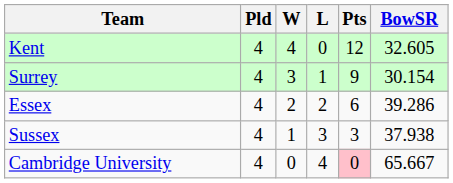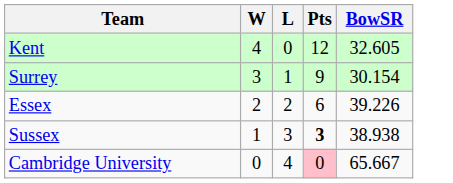- column: (258, 18)
(409, 105) 39.286 -> (375, 105) 39.226
(355, 134) normal -> (320, 134) bold
(409, 134) 37.938 -> (375, 134) 38.938
